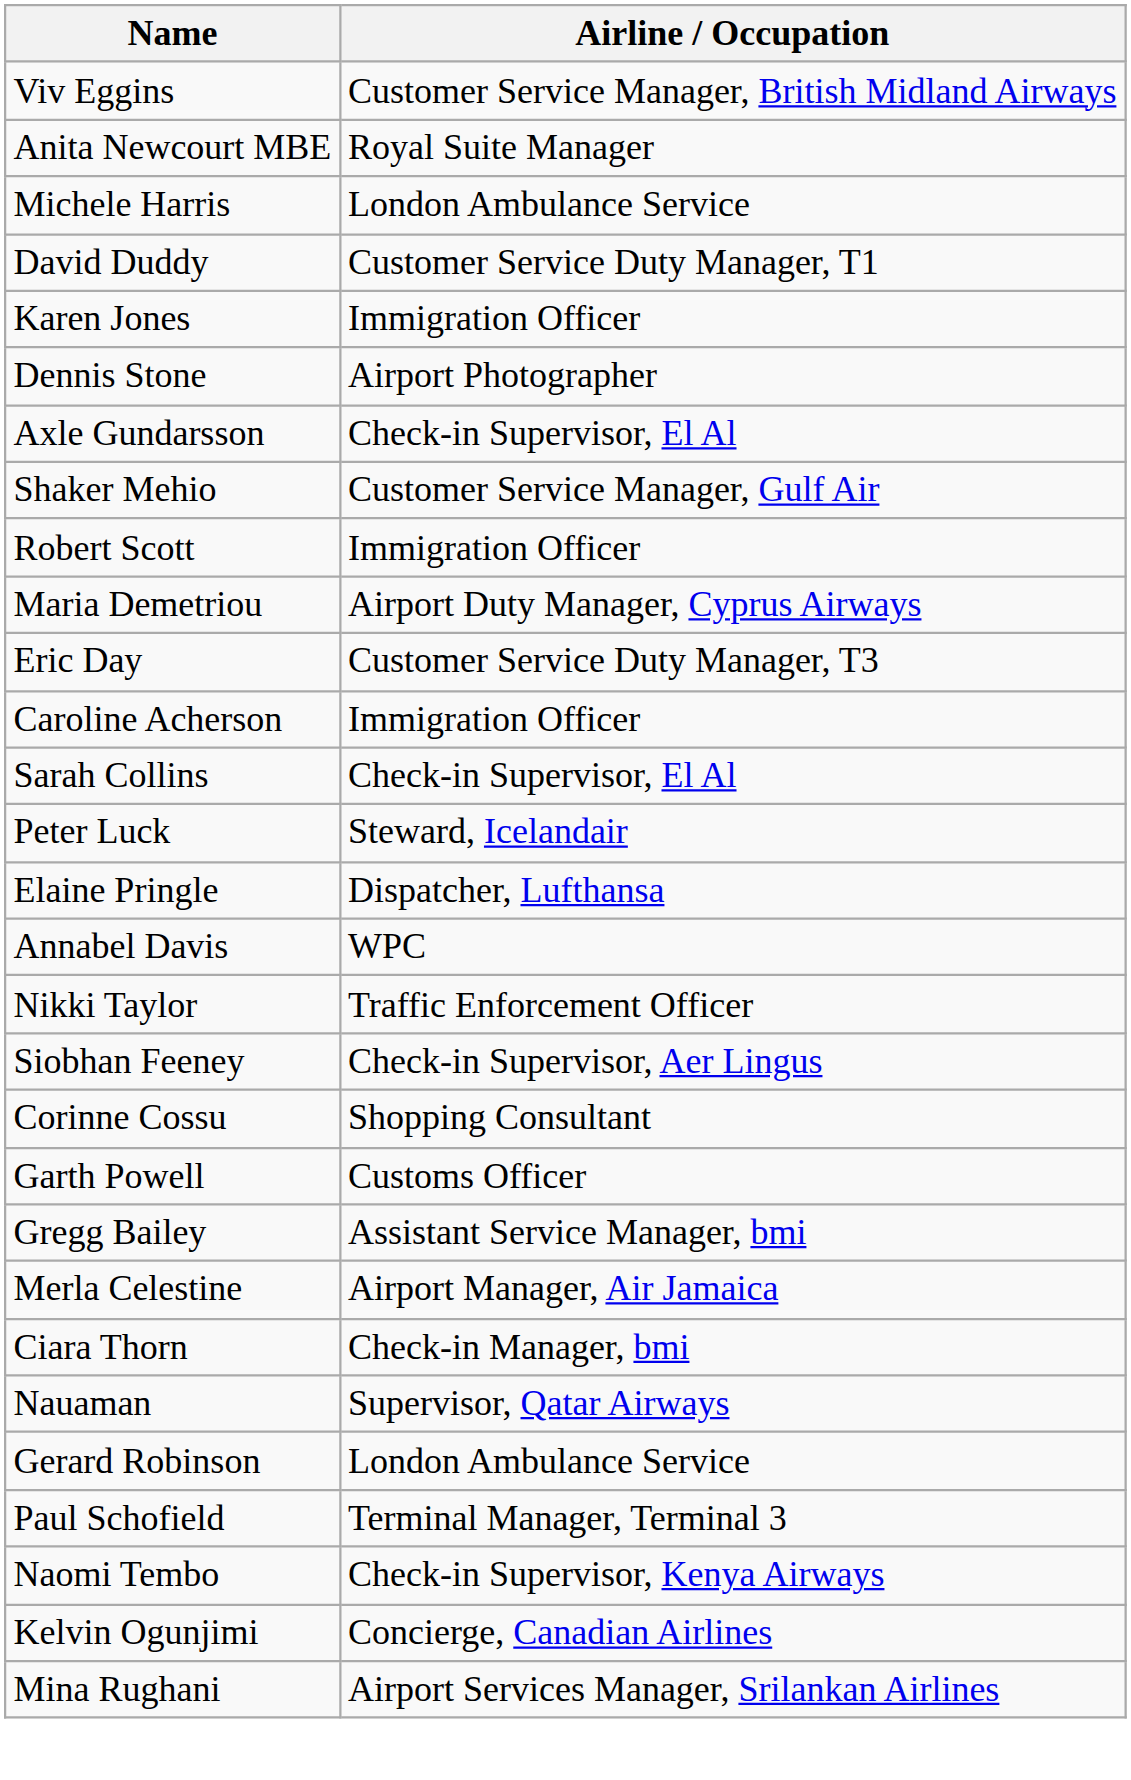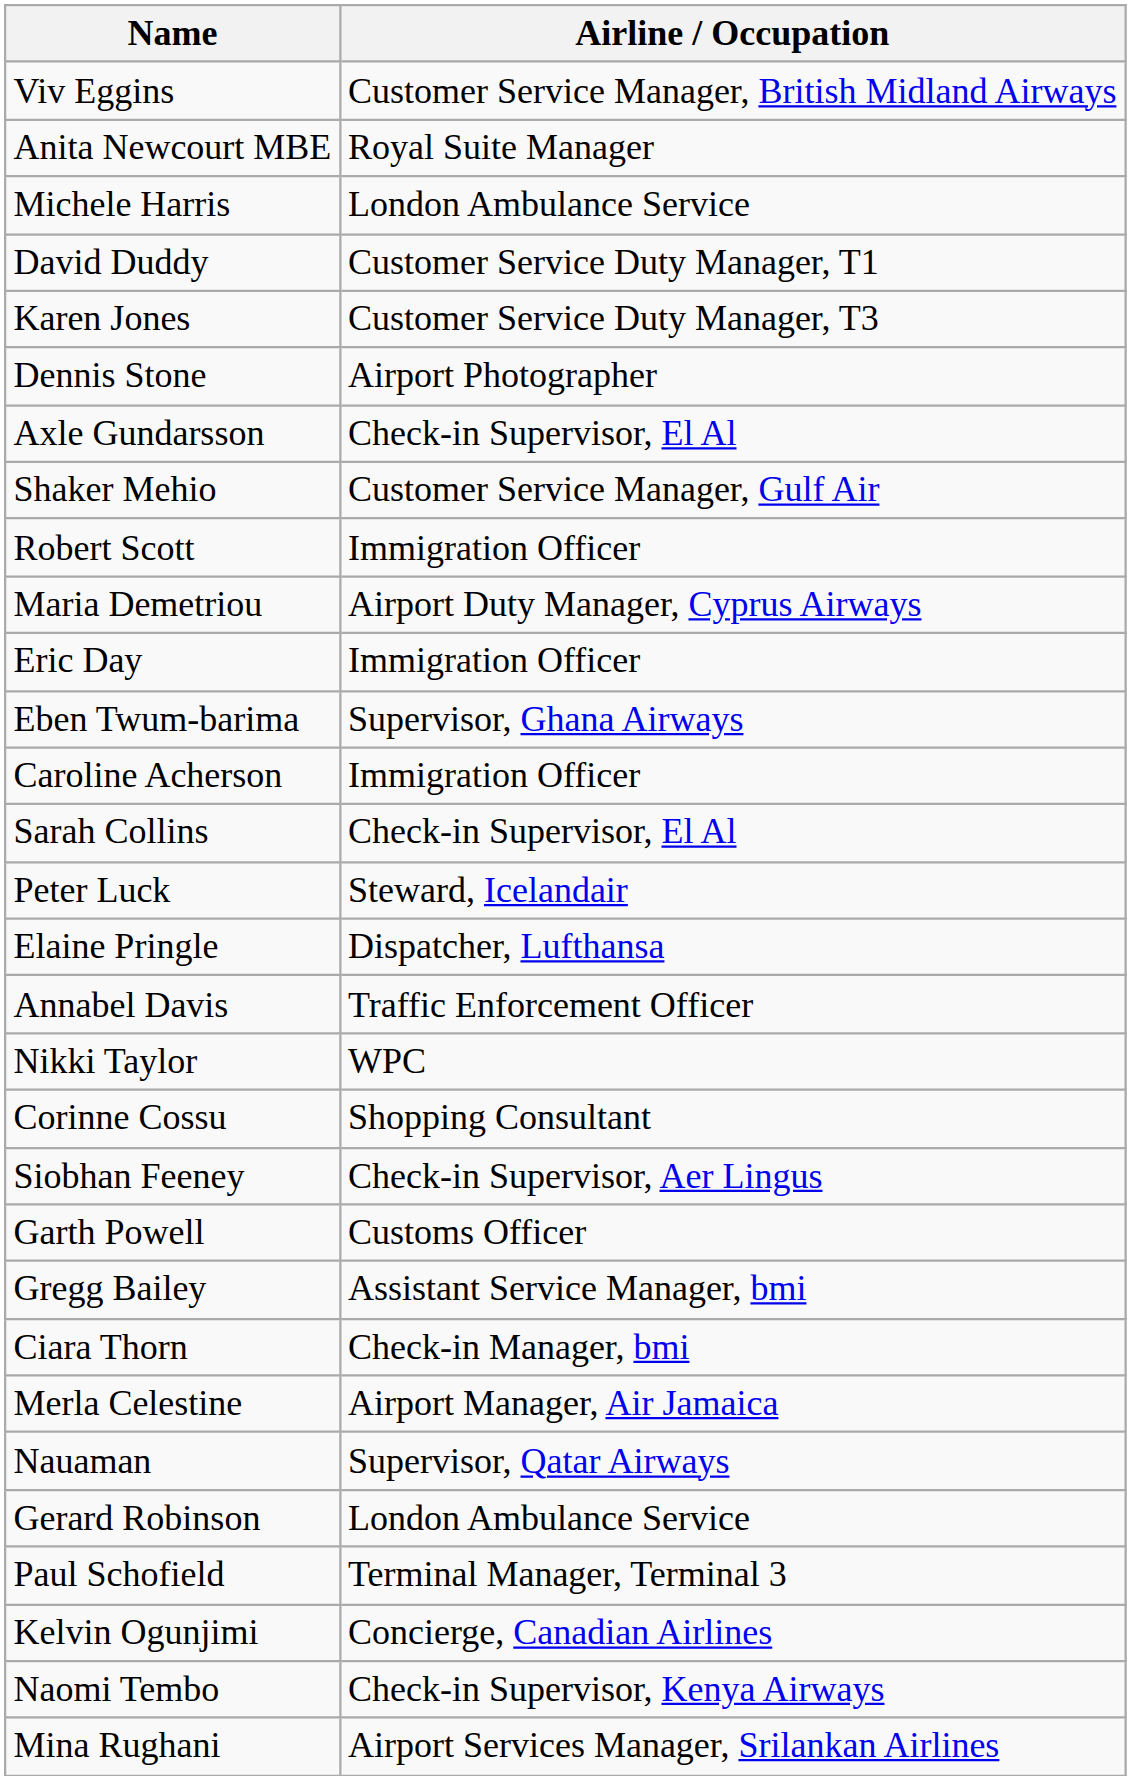(494, 318) Immigration Officer -> (613, 318) Customer Service Duty Manager, T3
(613, 661) Customer Service Duty Manager, T3 -> (494, 661) Immigration Officer
+ row: (156, 718)
(387, 946) WPC -> (551, 1003) Traffic Enforcement Officer
(551, 1003) Traffic Enforcement Officer -> (387, 1060) WPC
rows swapped: (129, 1060) <-> (120, 1117)
rows swapped: (101, 1346) <-> (128, 1289)
rows swapped: (136, 1631) <-> (116, 1574)
